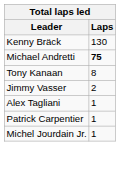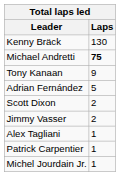(94, 73) 8 -> (94, 73) 9
+ row: (45, 88)
+ row: (31, 103)
